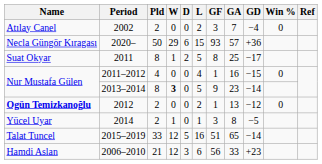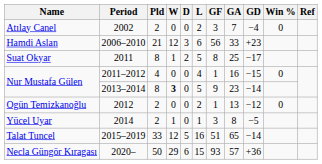rows swapped: (124, 151) <-> (124, 43)
(49, 105) bold -> (46, 105) normal
